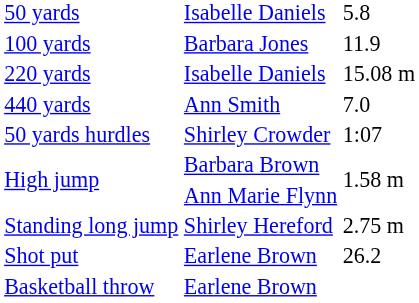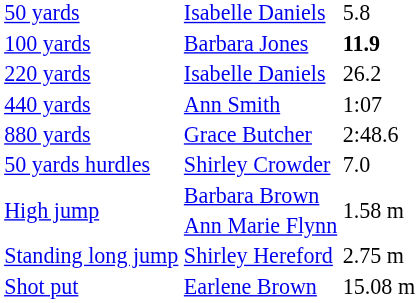(362, 43) normal -> (361, 43) bold
(379, 74) 15.08 m -> (362, 74) 26.2
(357, 104) 7.0 -> (362, 104) 1:07
+ row: (47, 134)
(362, 134) 1:07 -> (357, 165) 7.0
(362, 256) 26.2 -> (379, 286) 15.08 m
- row: (79, 286)
